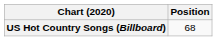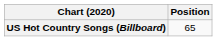(190, 28) 68 -> (190, 28) 65
